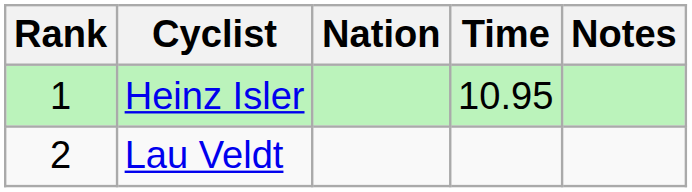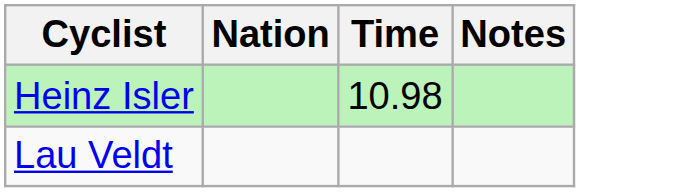- column: (61, 34)
(506, 95) 10.95 -> (395, 95) 10.98
